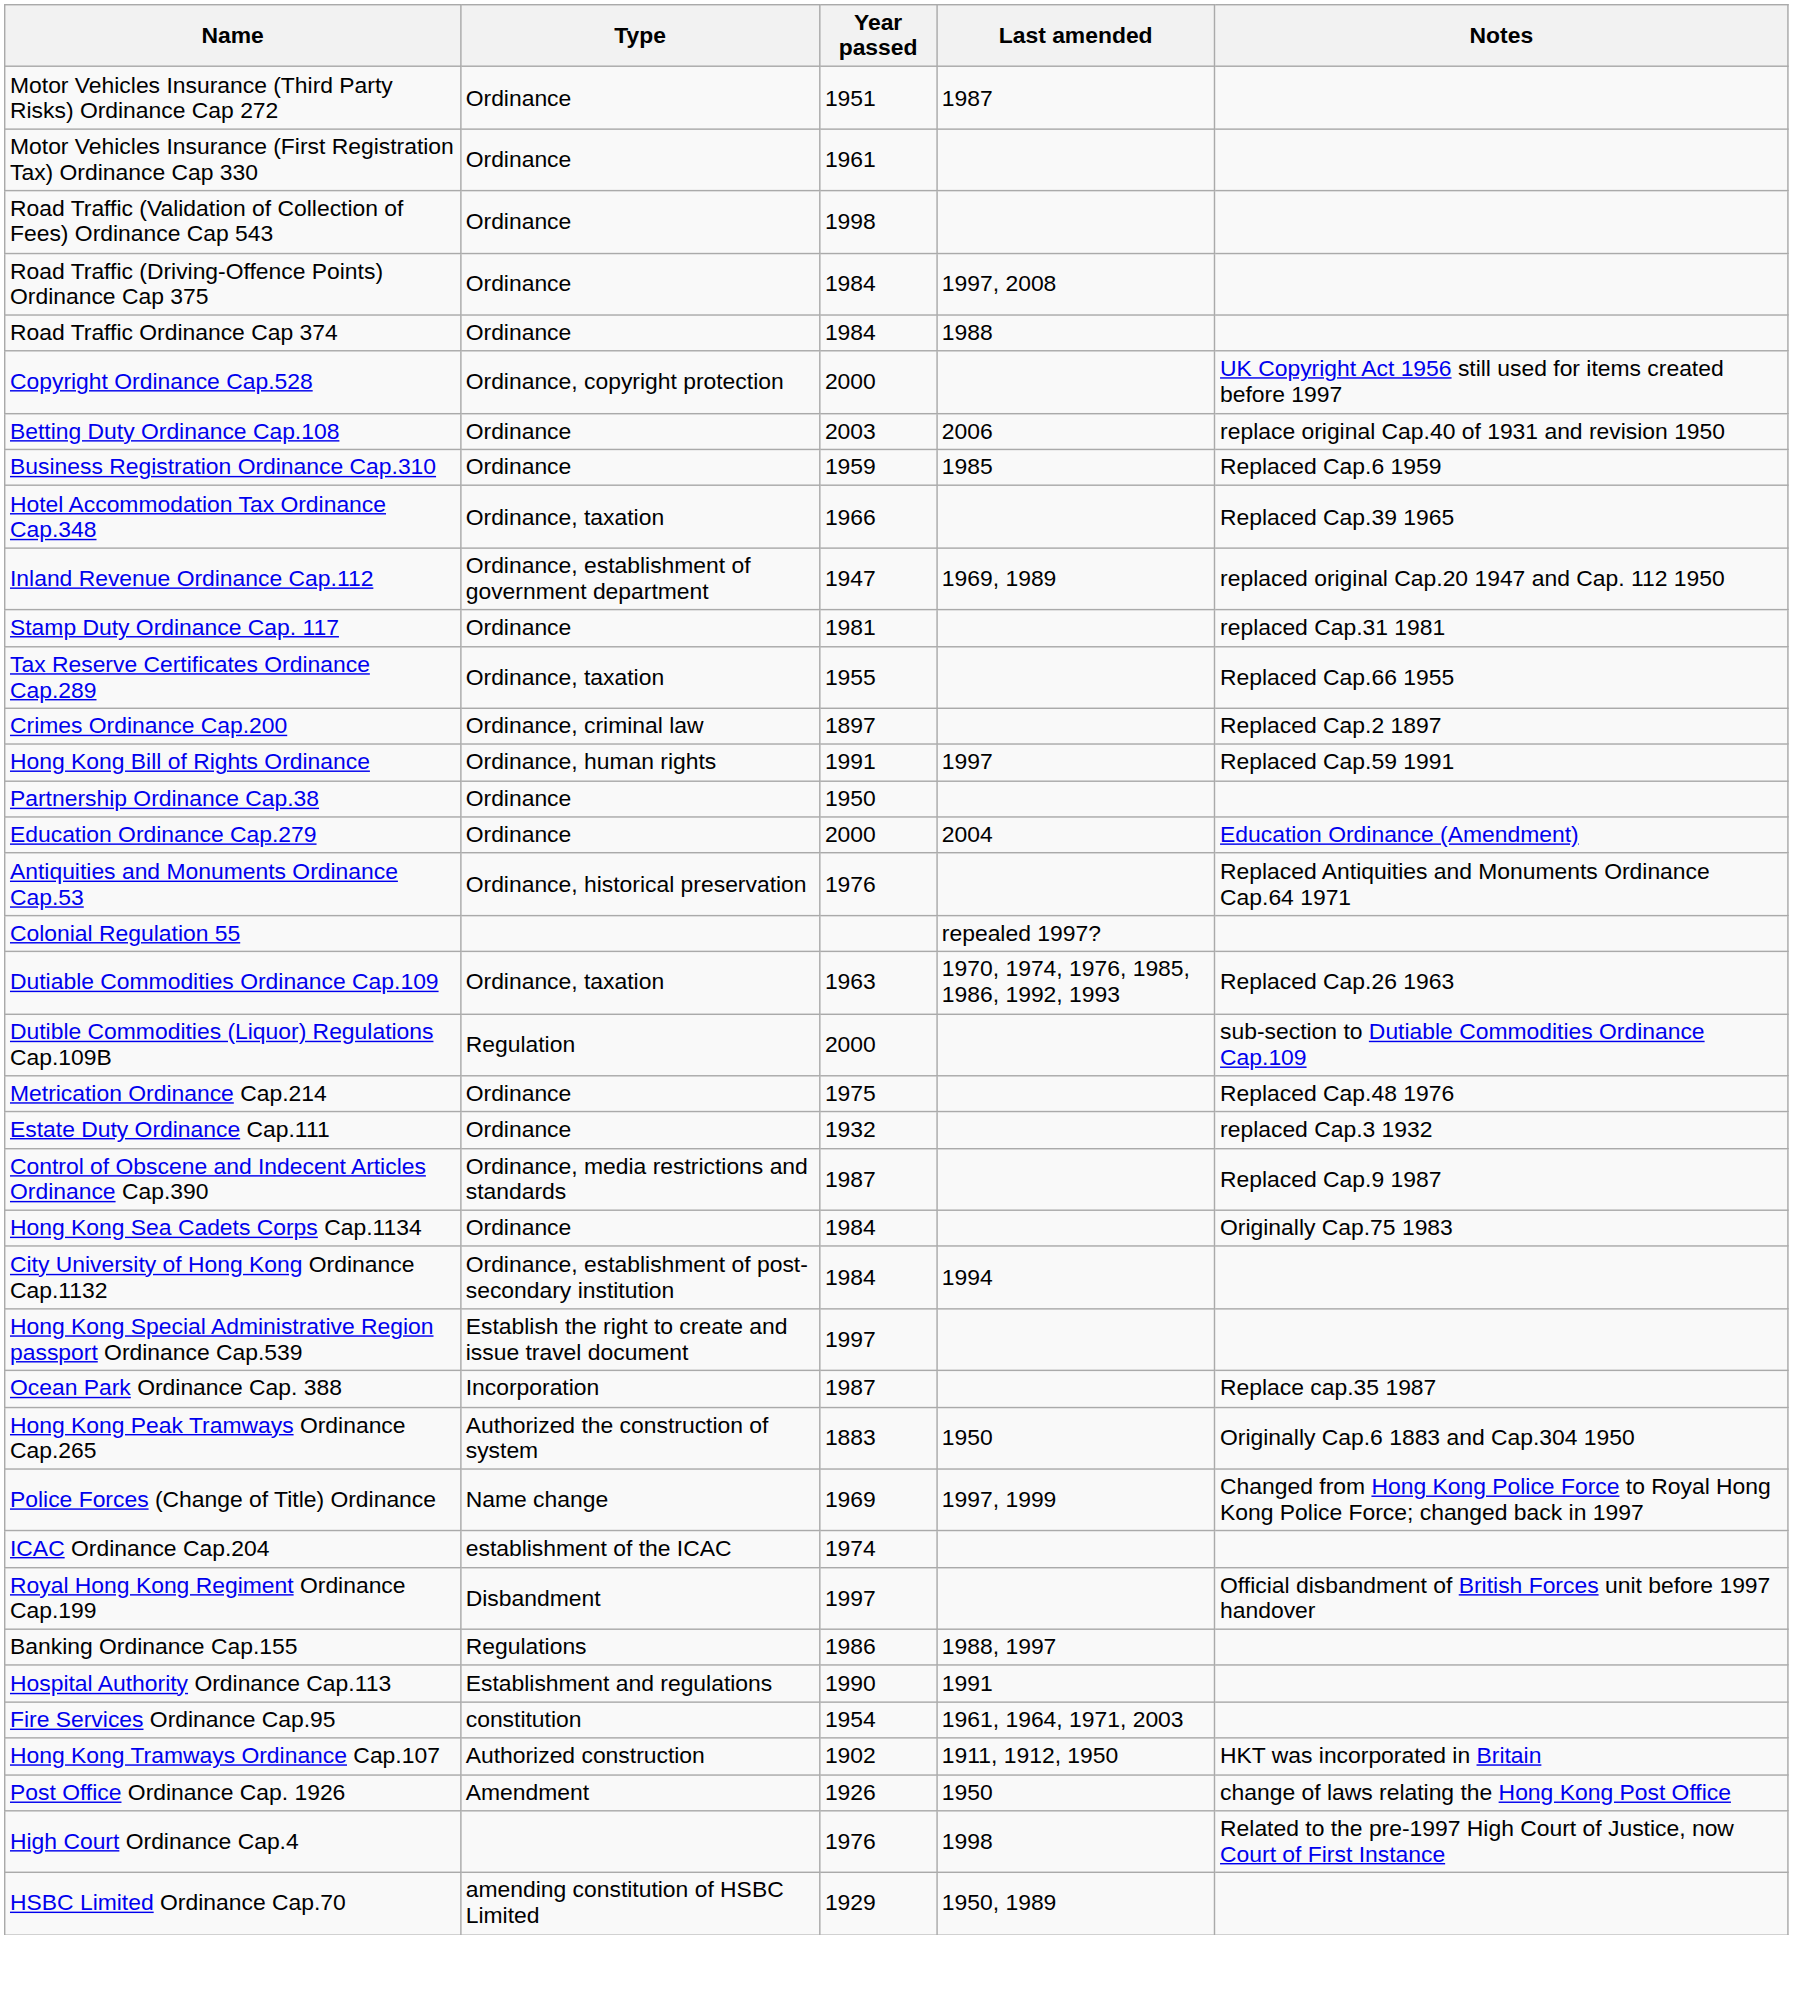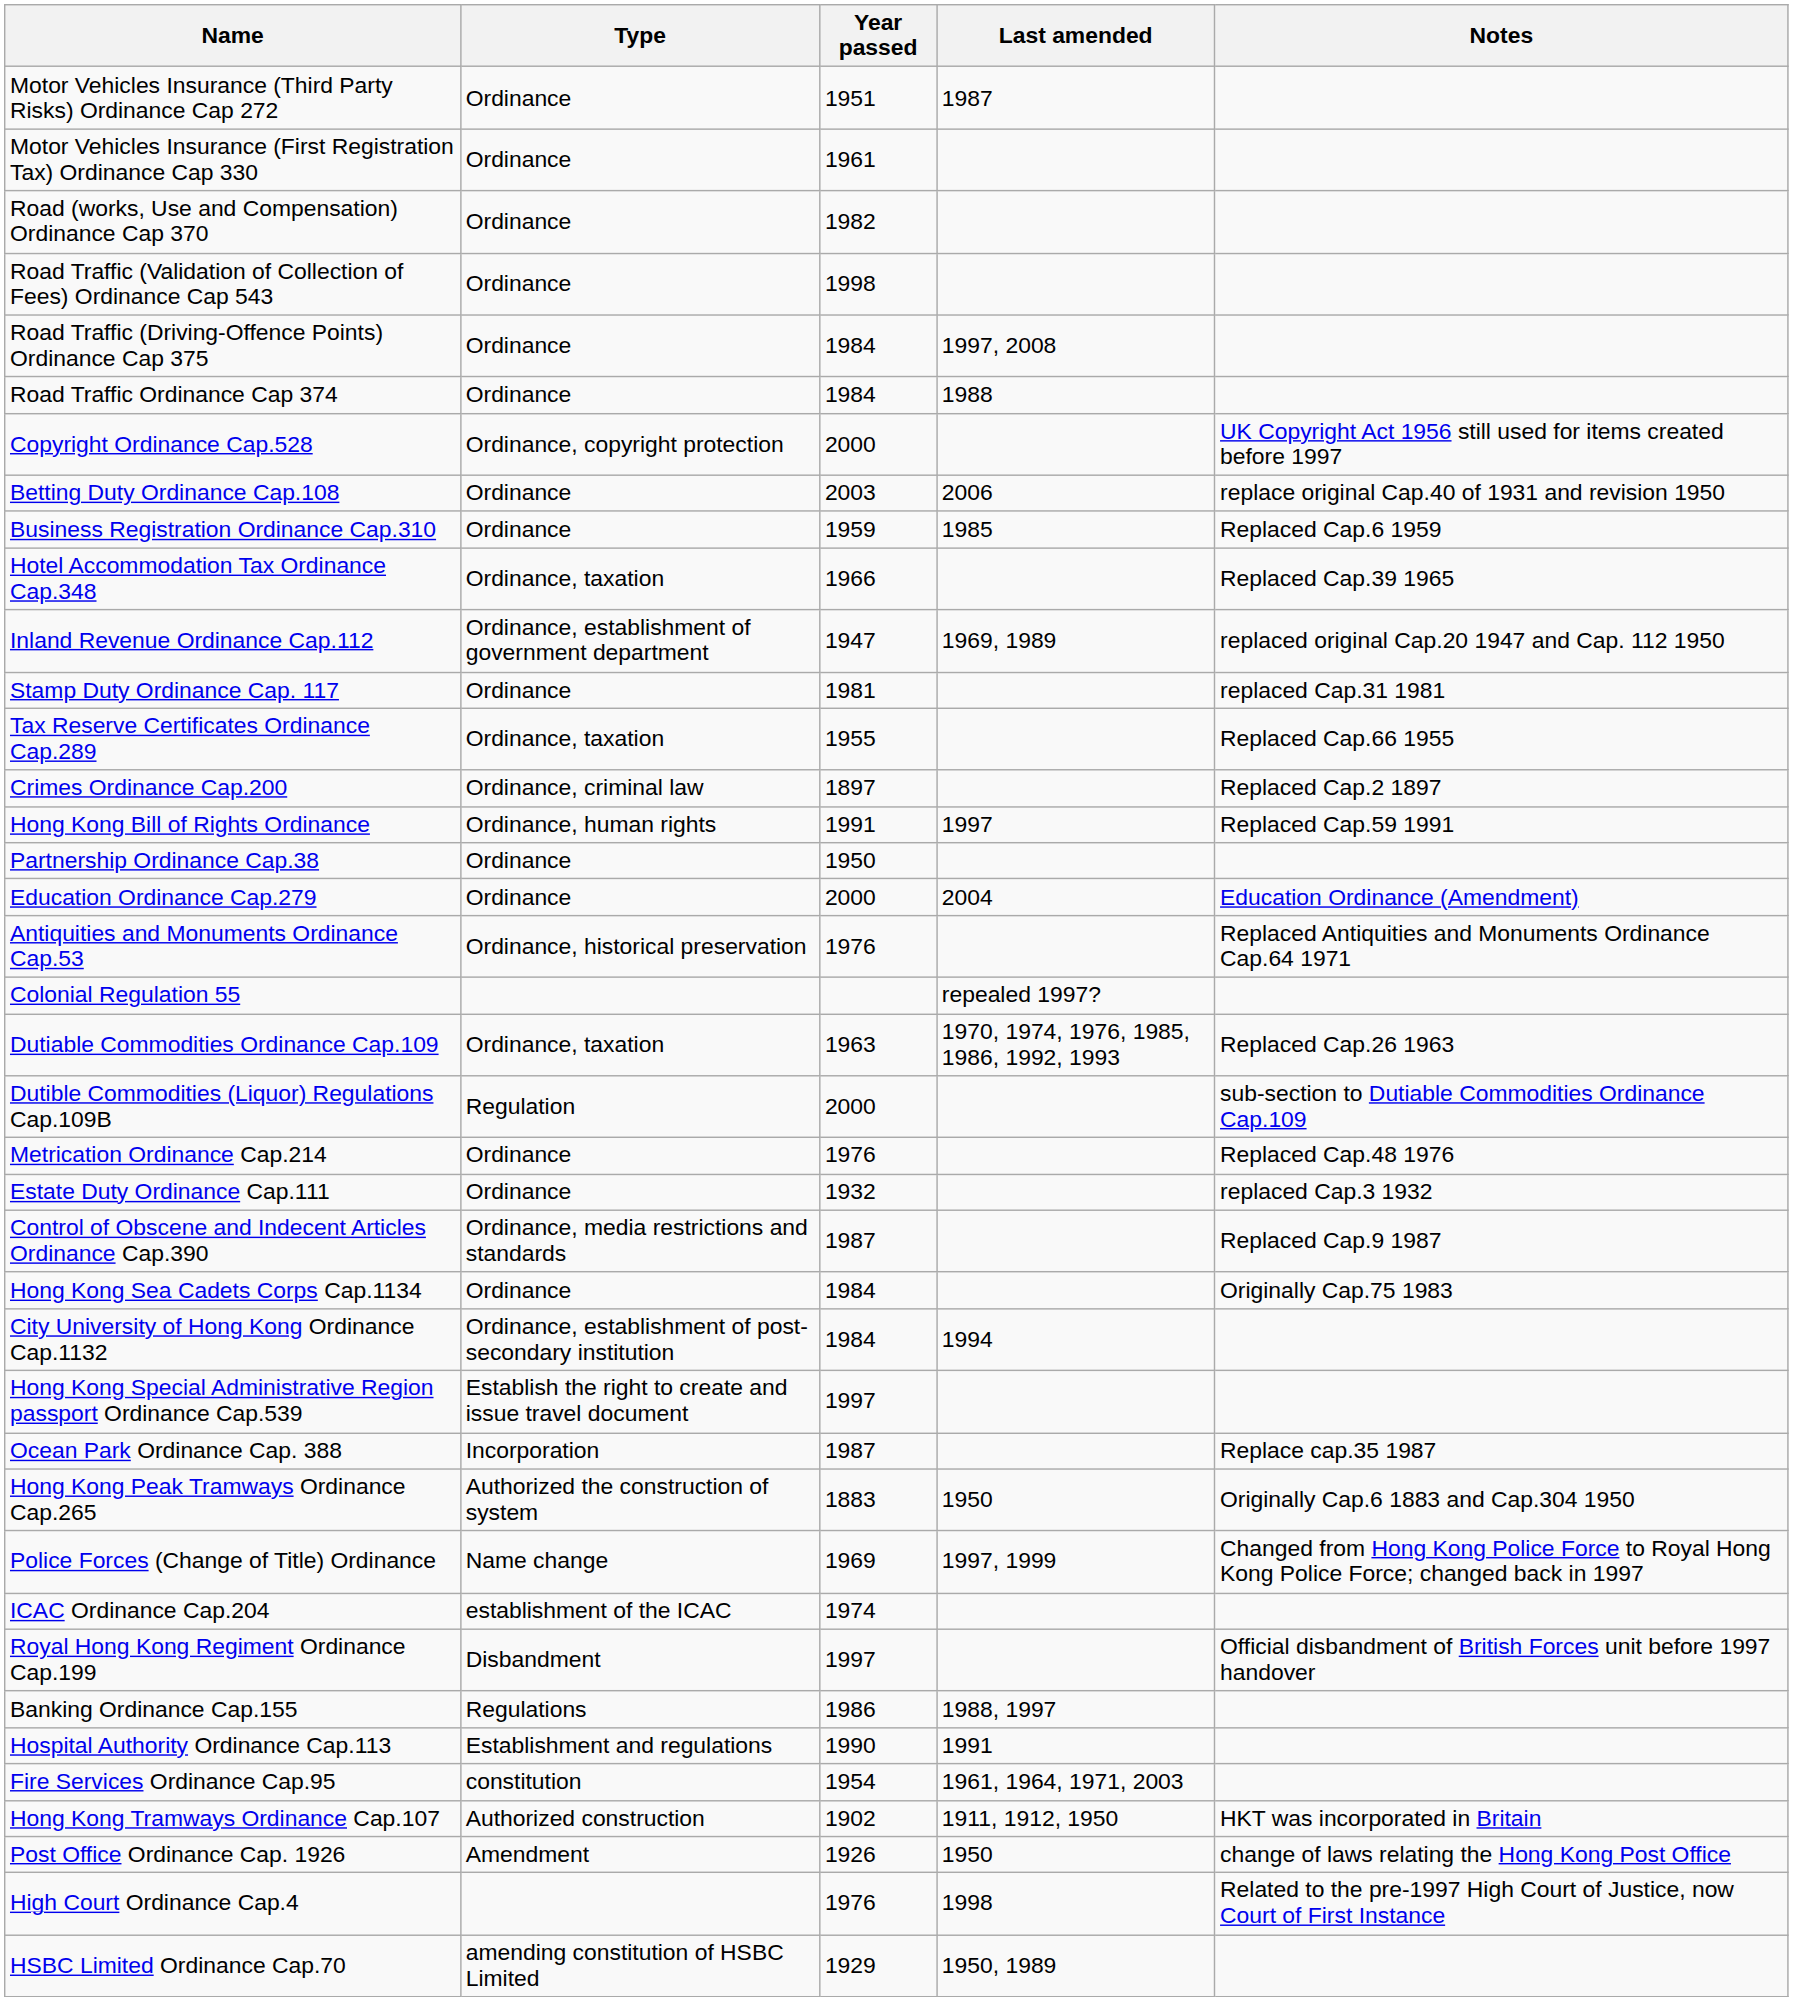+ row: (204, 221)
(850, 1093) 1975 -> (850, 1155) 1976
